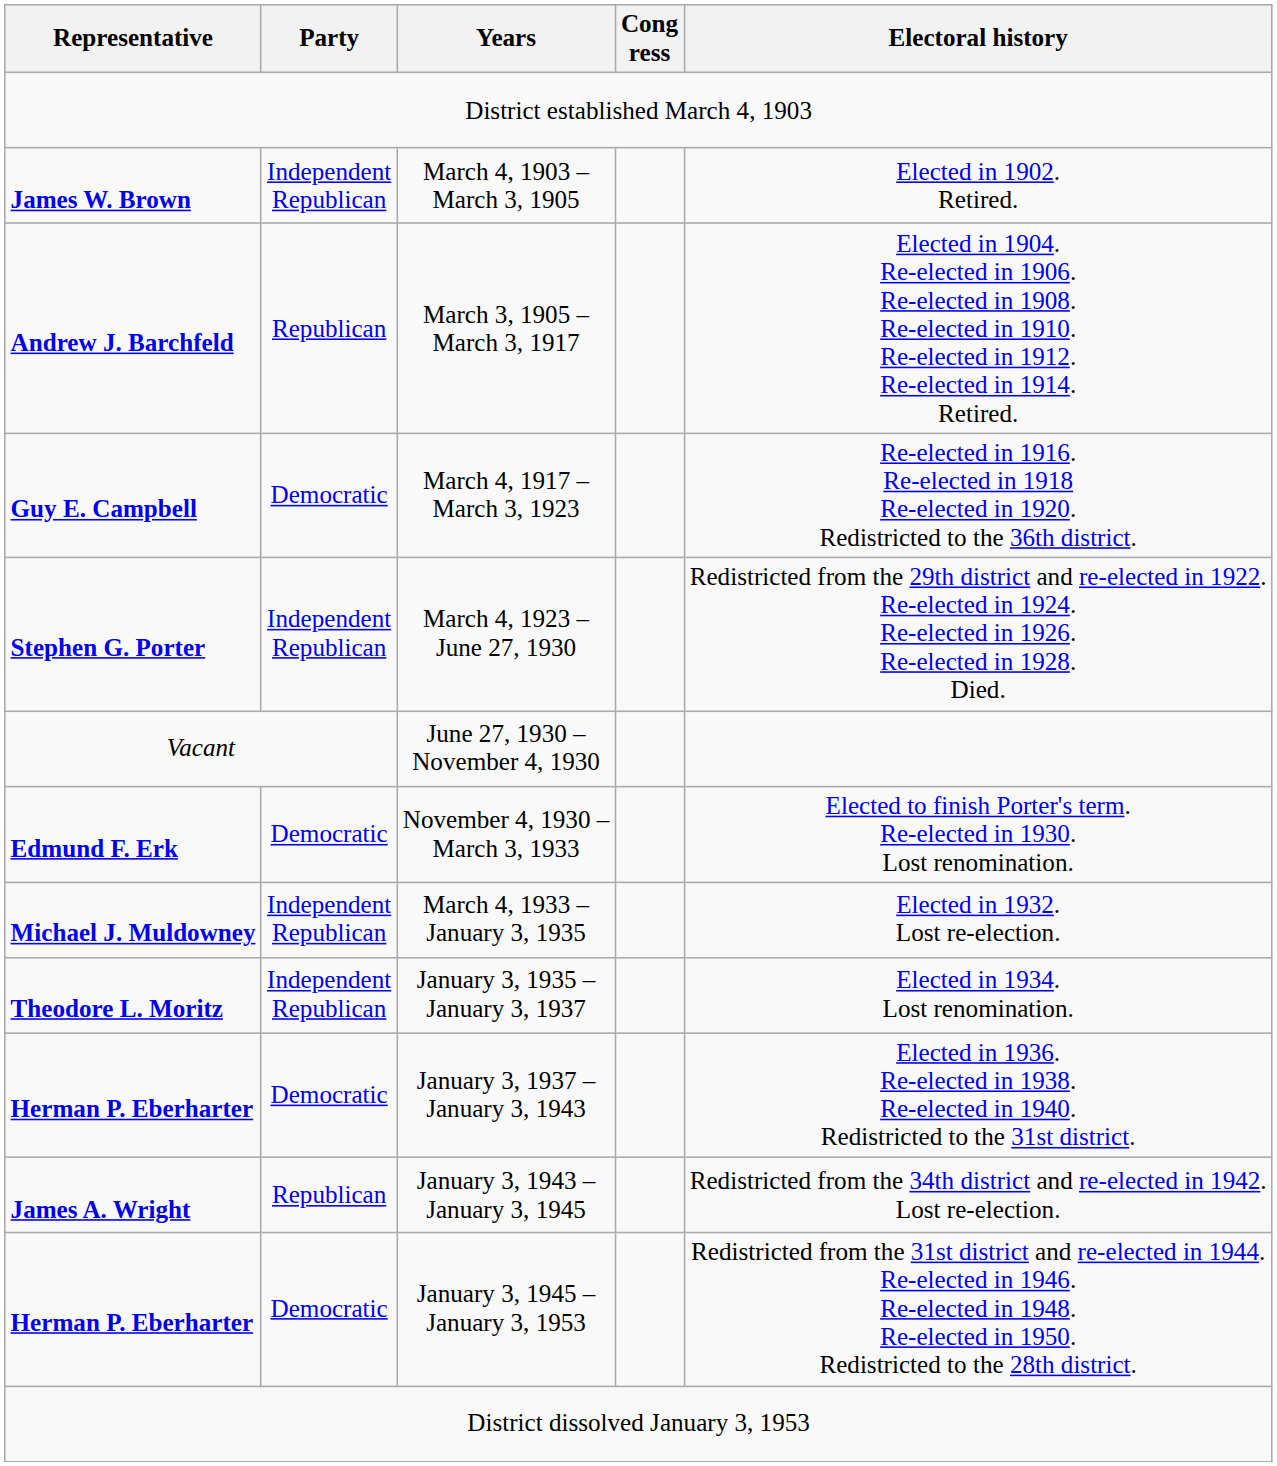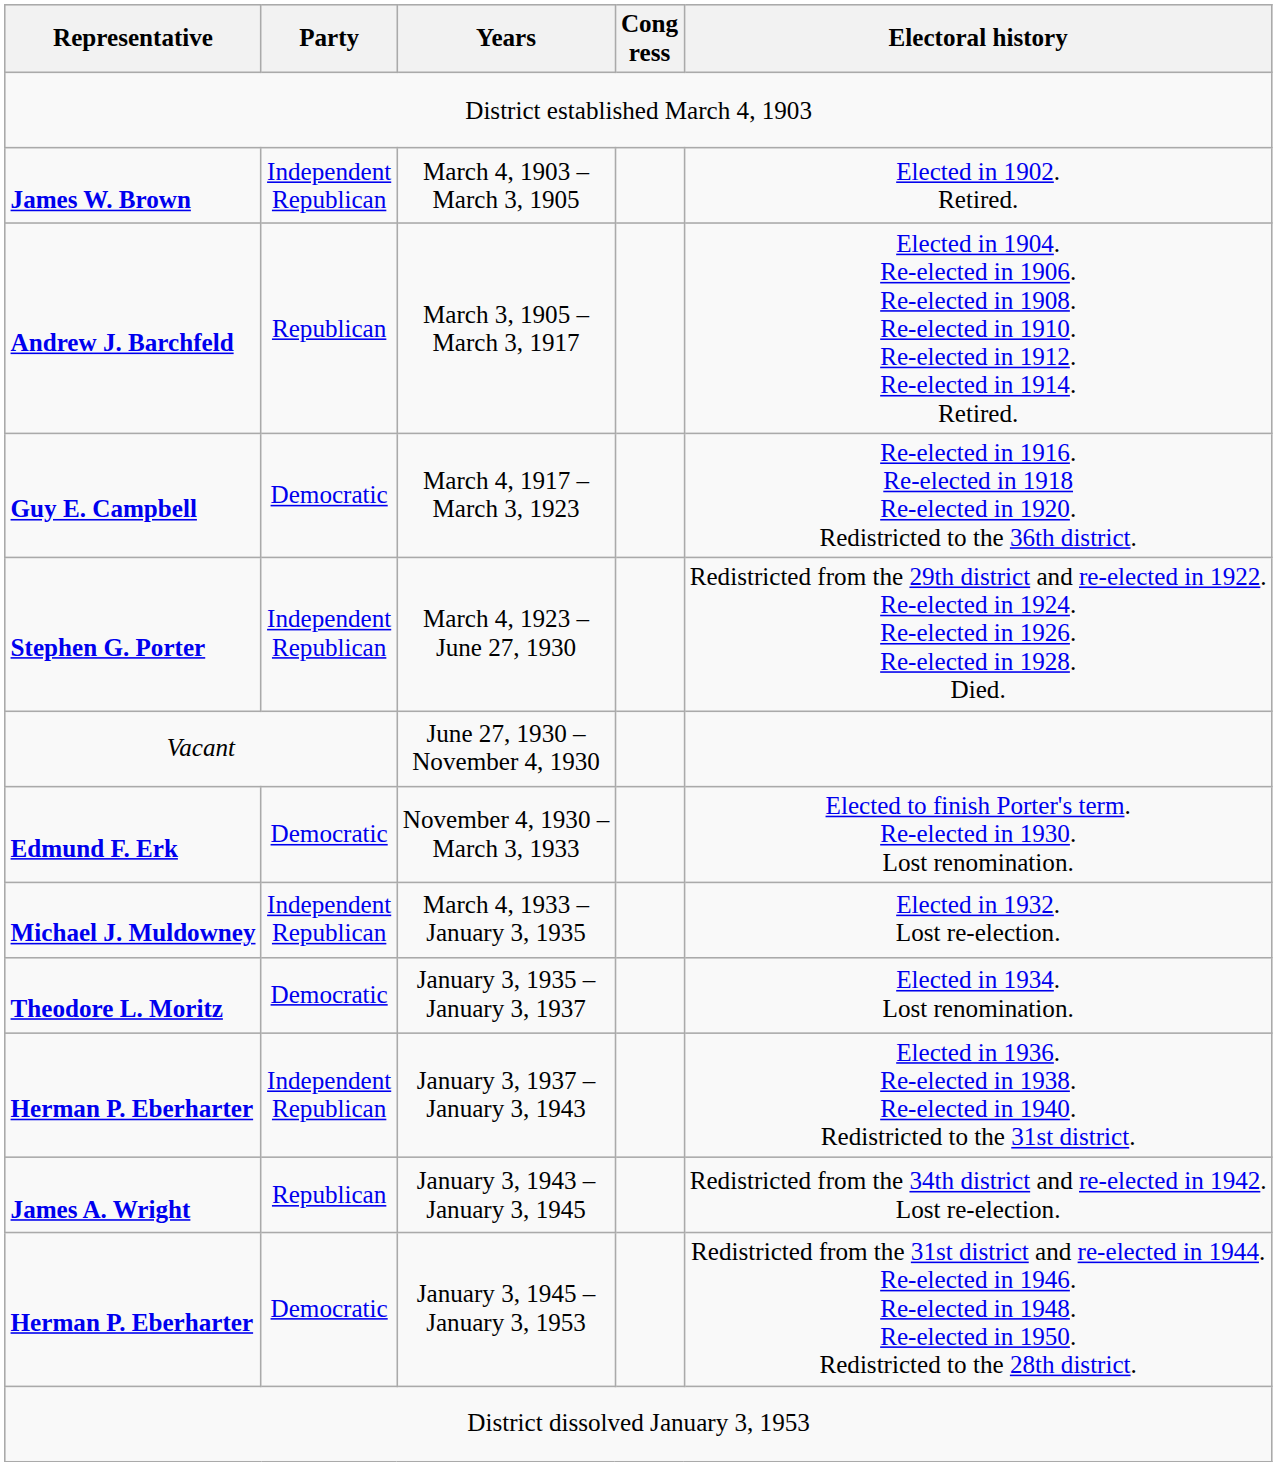(329, 994) Independent Republican -> (329, 994) Democratic
(329, 1094) Democratic -> (329, 1094) Independent Republican
